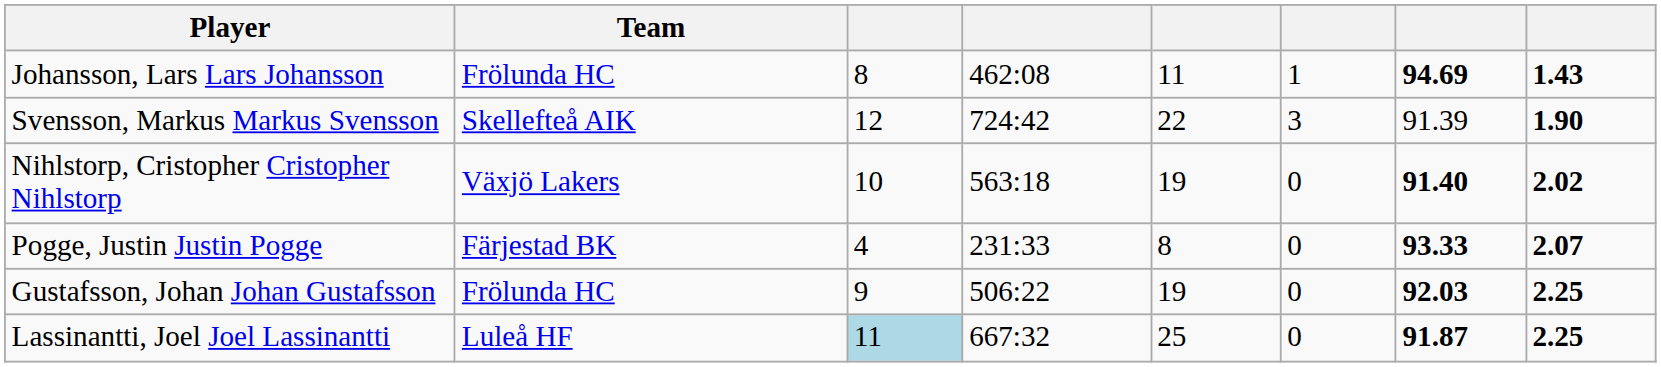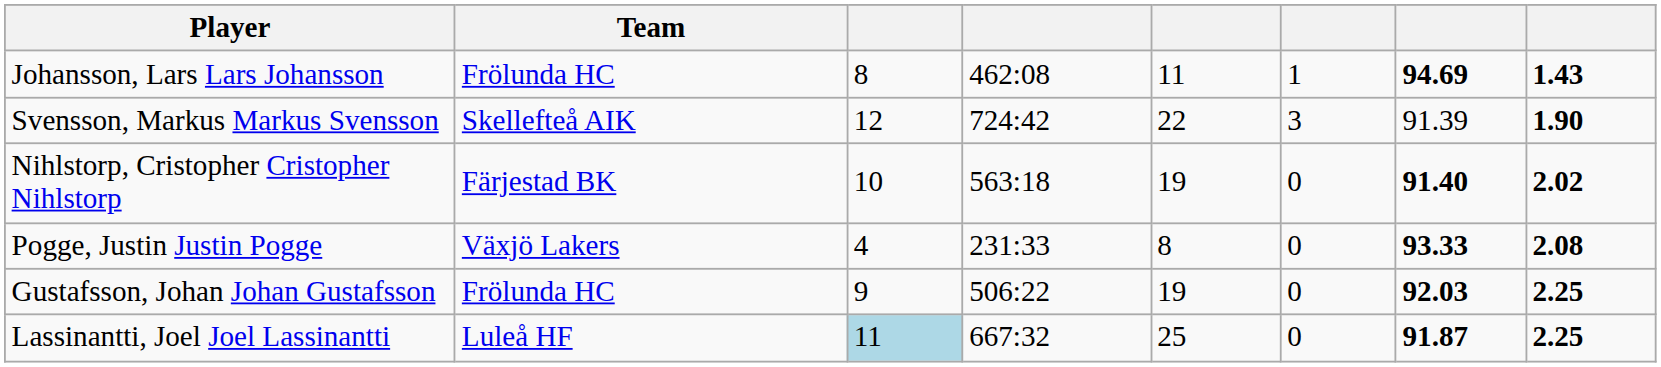(541, 182) Växjö Lakers -> (539, 182) Färjestad BK
(539, 245) Färjestad BK -> (541, 245) Växjö Lakers
(1558, 245) 2.07 -> (1558, 245) 2.08
